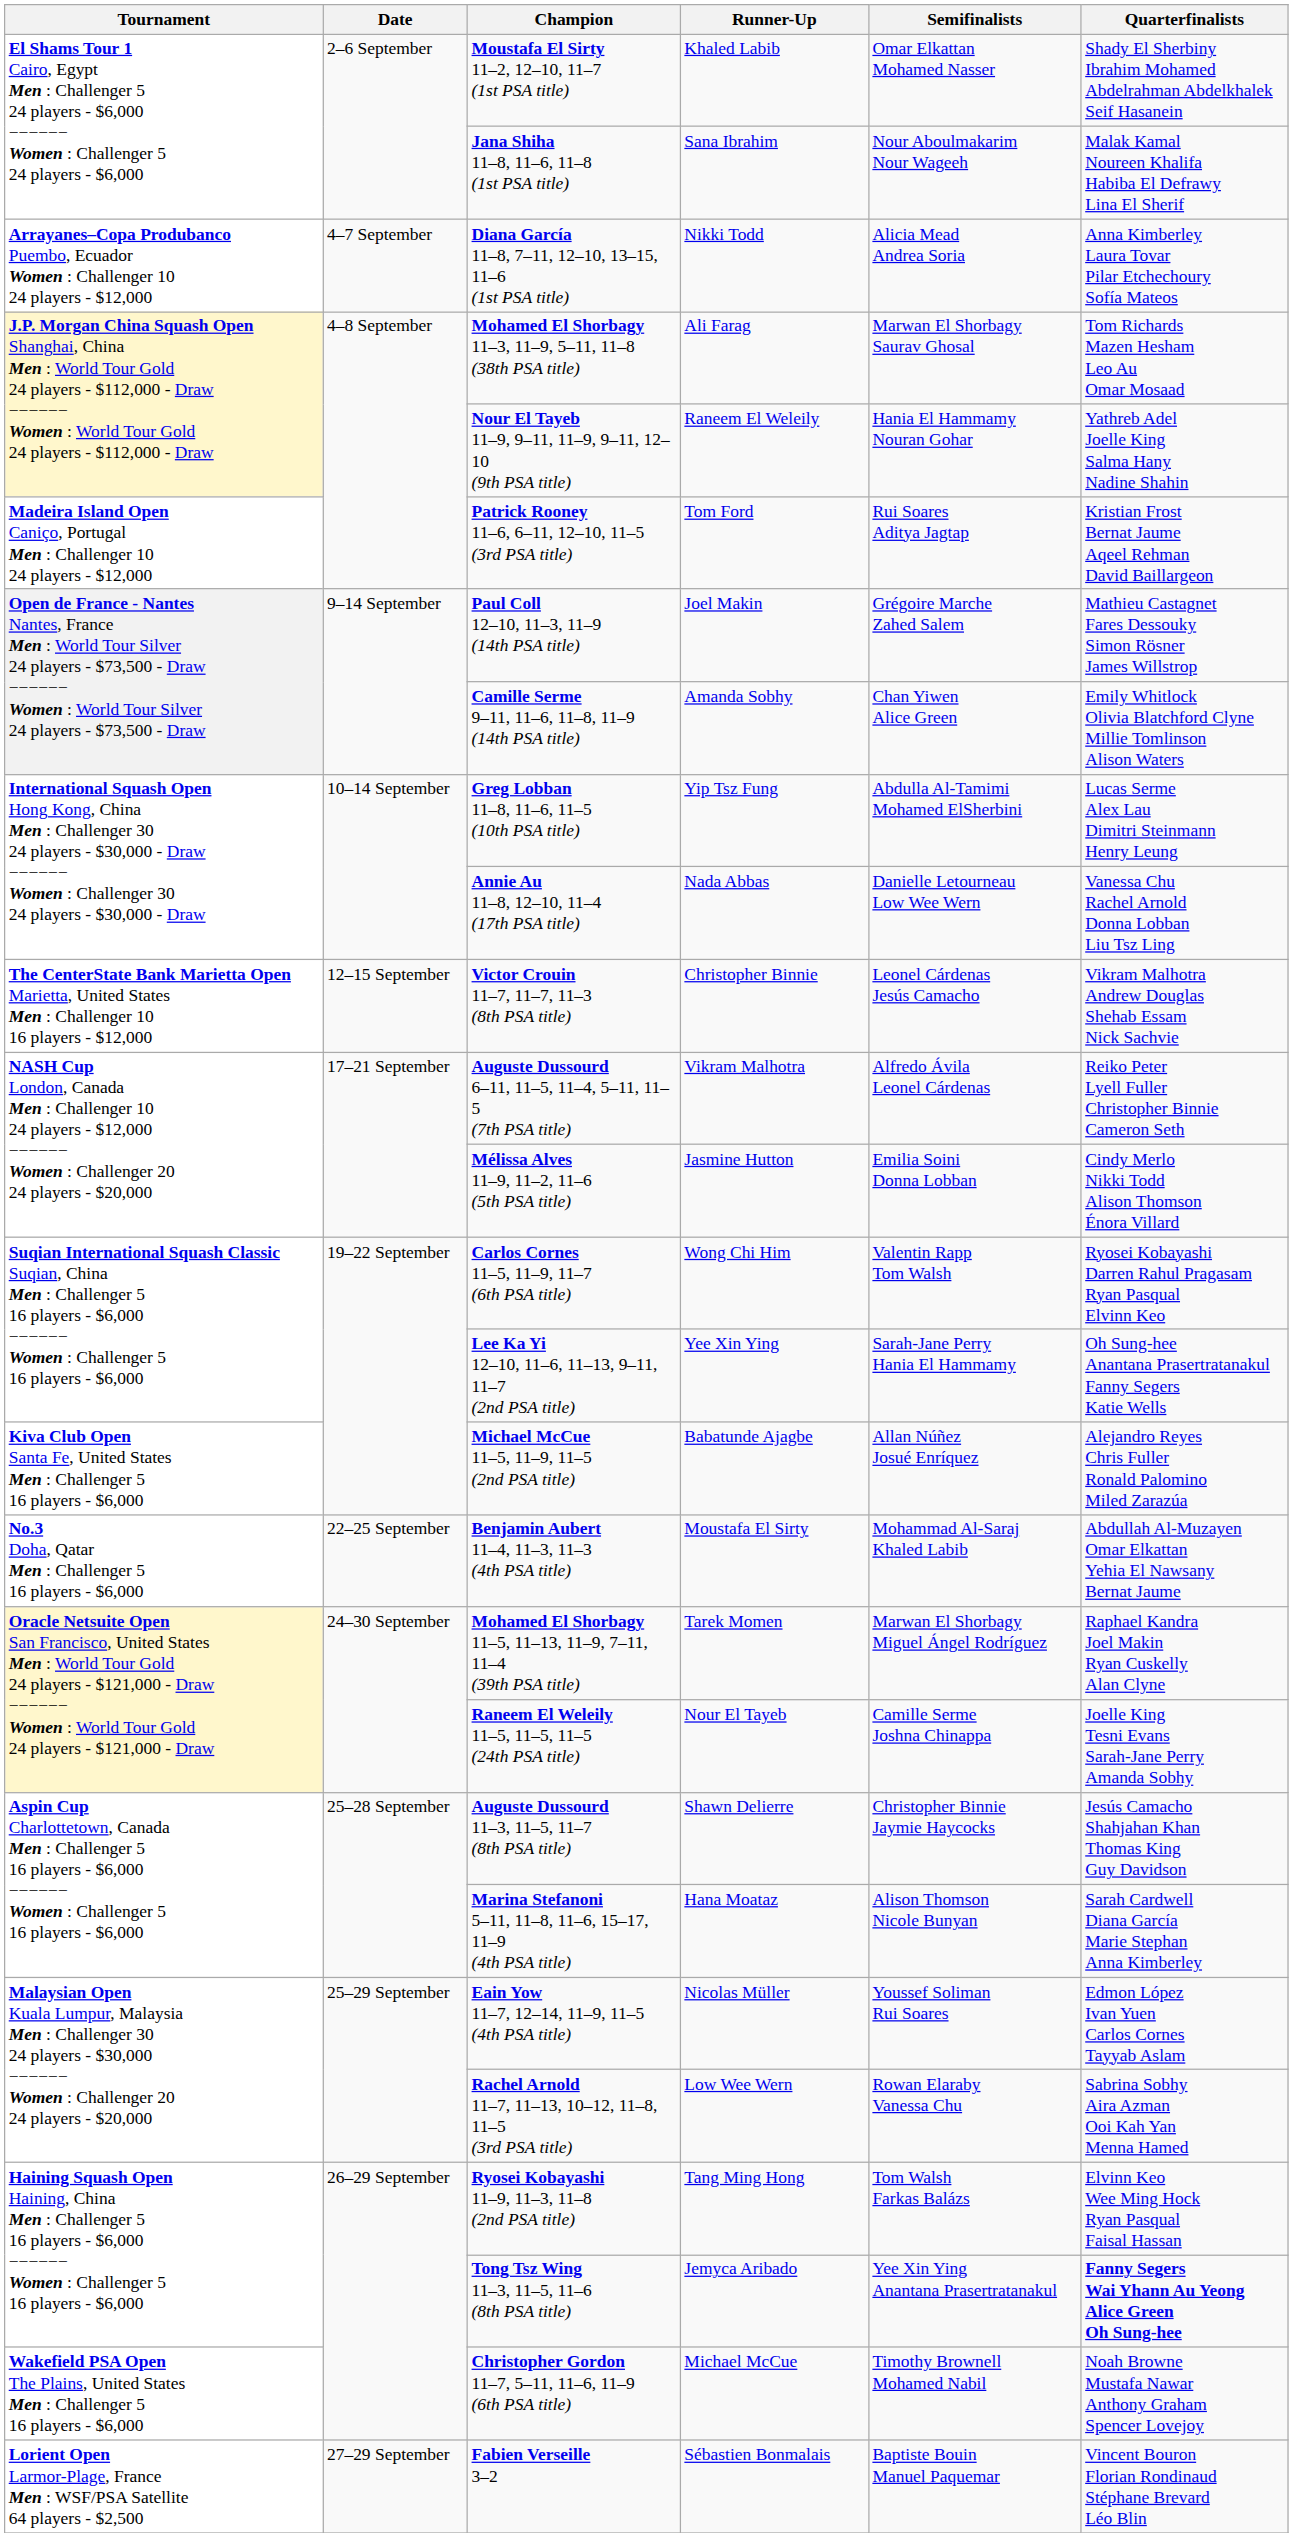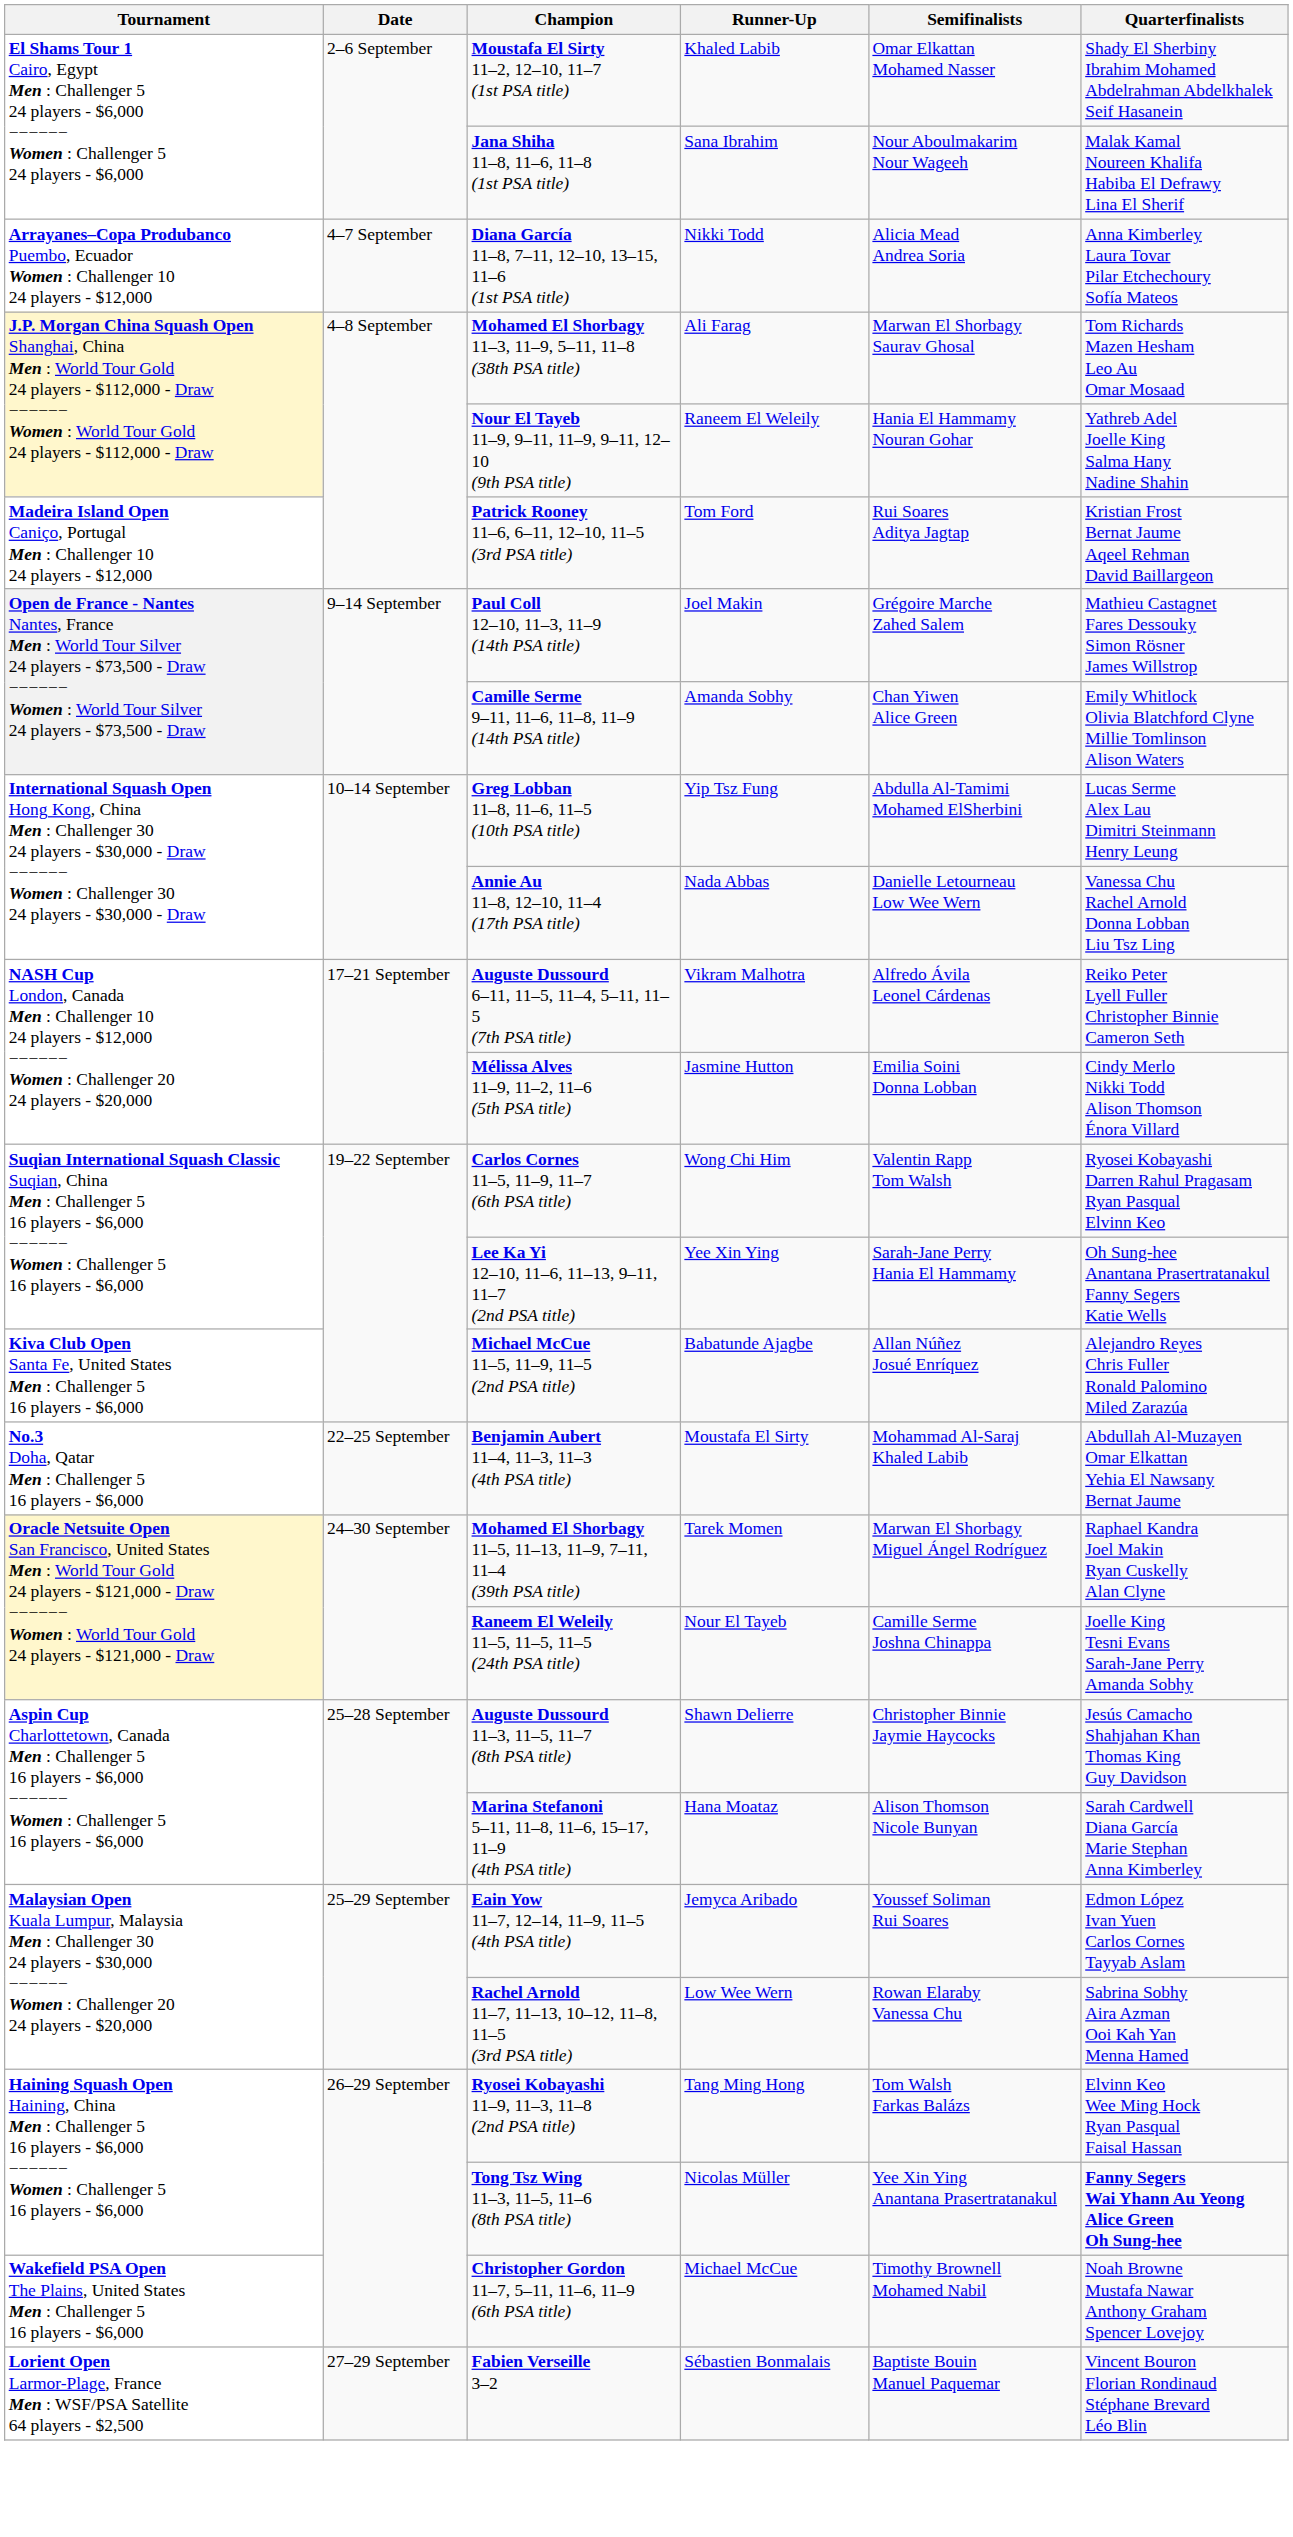- row: (532, 994)
(737, 1991) Nicolas Müller -> (741, 1899) Jemyca Aribado
(741, 2269) Jemyca Aribado -> (737, 2176) Nicolas Müller
